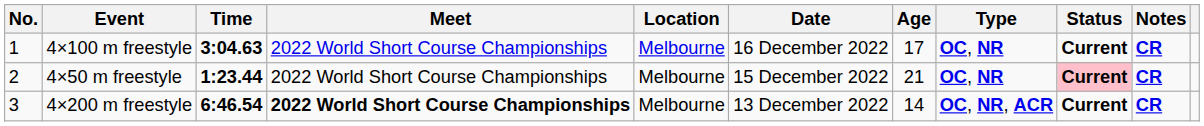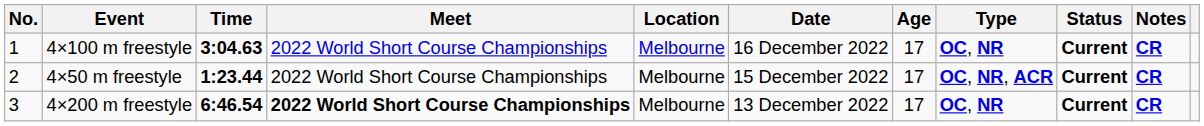(914, 76) 21 -> (914, 76) 17
(972, 76) OC, NR -> (996, 76) OC, NR, ACR
(1094, 76) pink background -> (1094, 76) no background
(914, 105) 14 -> (914, 105) 17
(996, 105) OC, NR, ACR -> (972, 105) OC, NR
